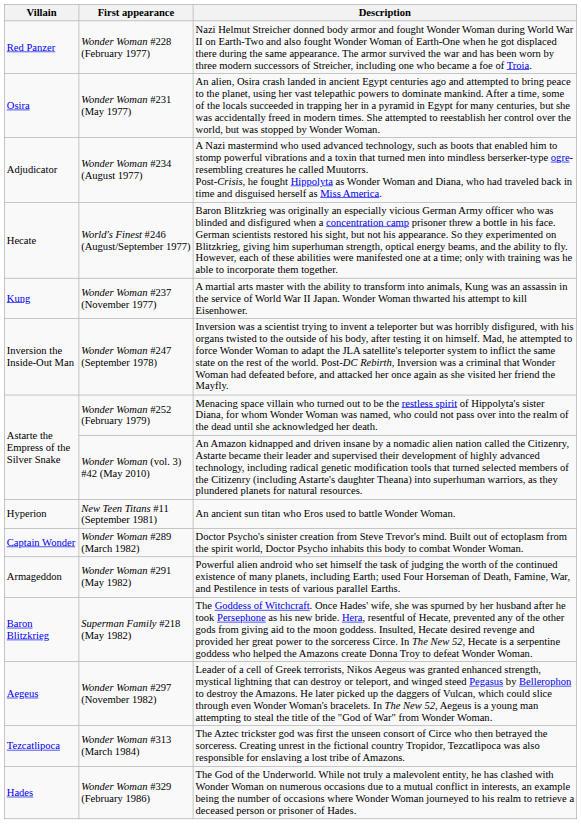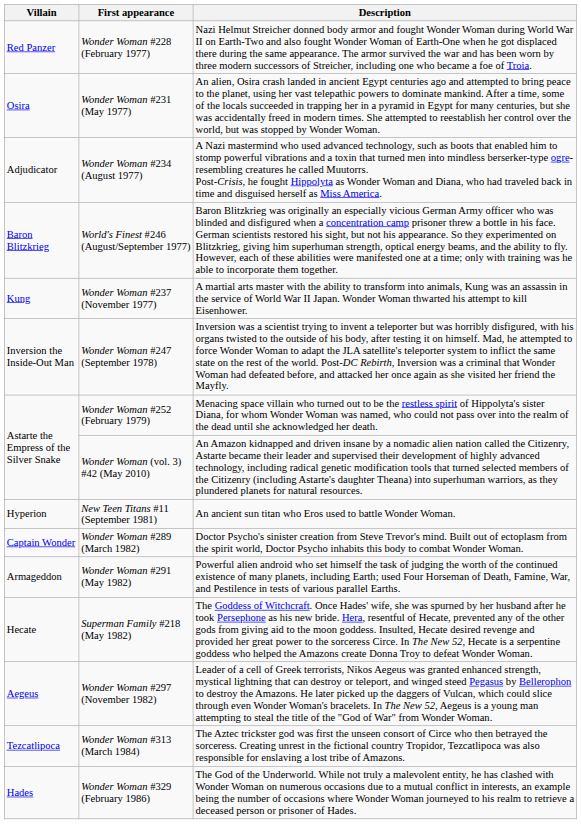(21, 240) Hecate -> (28, 240) Baron Blitzkrieg
(28, 629) Baron Blitzkrieg -> (21, 629) Hecate
